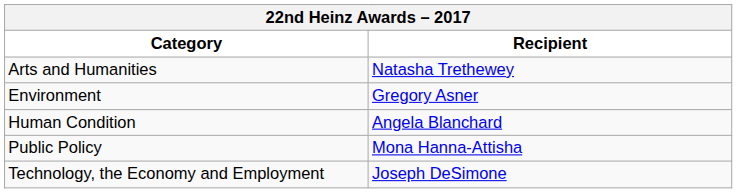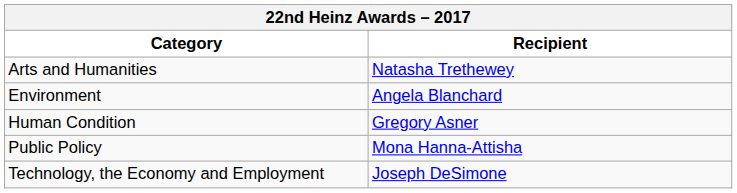(425, 95) Gregory Asner -> (437, 95) Angela Blanchard
(437, 122) Angela Blanchard -> (425, 122) Gregory Asner
